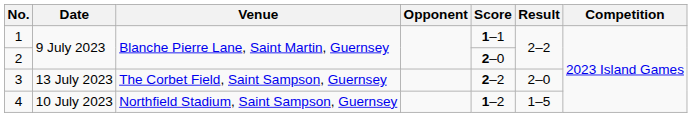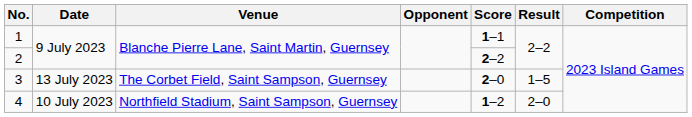(493, 58) 2–0 -> (493, 58) 2–2
(493, 79) 2–2 -> (493, 79) 2–0
(539, 79) 2–0 -> (539, 79) 1–5
(539, 101) 1–5 -> (539, 101) 2–0
